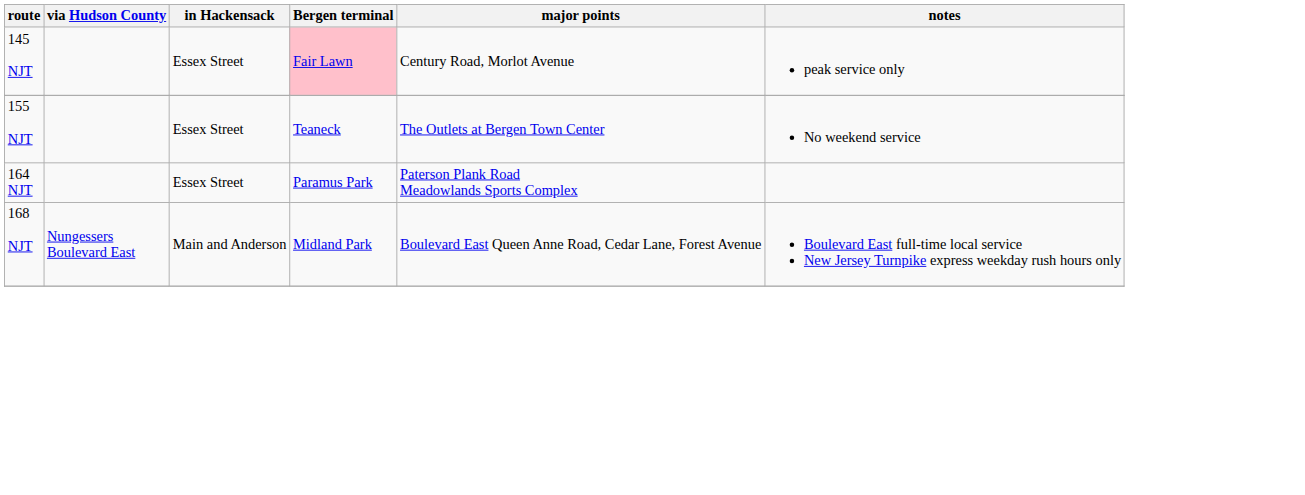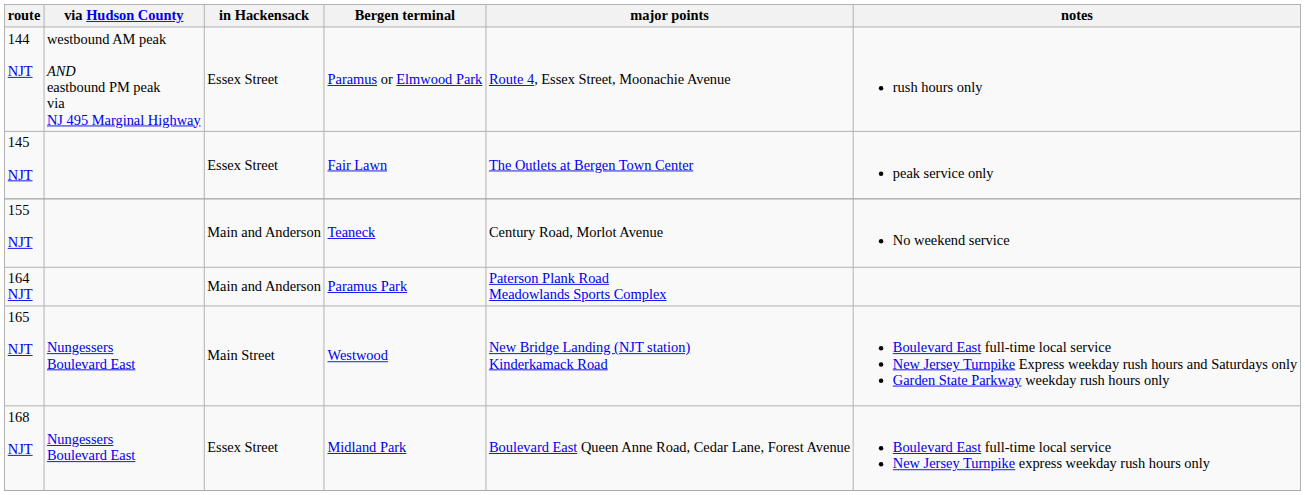+ row: (24, 54)
(323, 61) pink background -> (357, 165) no background
(487, 61) Century Road, Morlot Avenue -> (591, 165) The Outlets at Bergen Town Center
(208, 129) Essex Street -> (264, 232) Main and Anderson
(502, 129) The Outlets at Bergen Town Center -> (576, 232) Century Road, Morlot Avenue
(208, 182) Essex Street -> (264, 286) Main and Anderson
+ row: (24, 333)
(230, 244) Main and Anderson -> (243, 448) Essex Street
